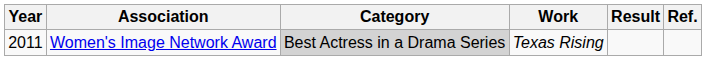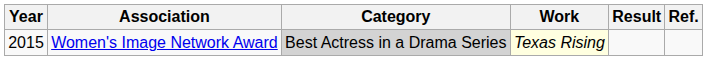(25, 42) 2011 -> (26, 42) 2015
(558, 42) no background -> (559, 42) lightyellow background
